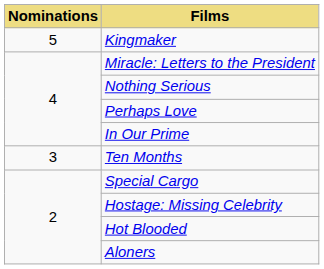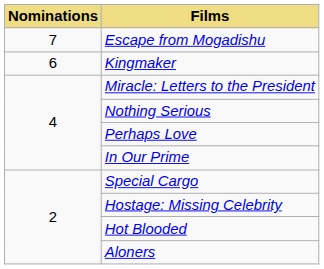+ row: (185, 39)
(53, 39) 5 -> (53, 63) 6
- row: (143, 157)
